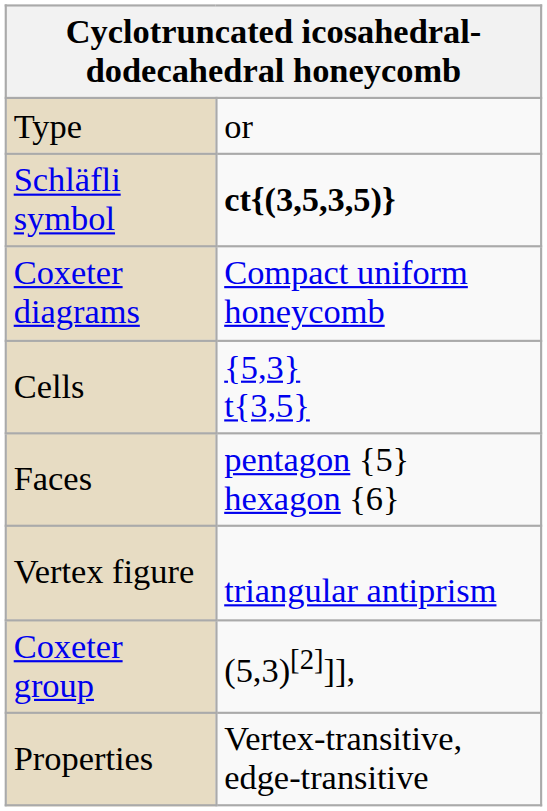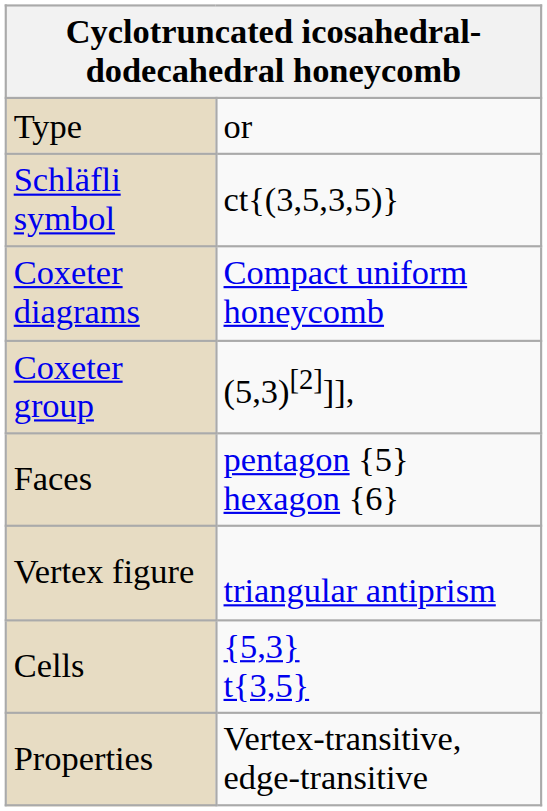(310, 199) bold -> (311, 199) normal
rows swapped: (49, 385) <-> (68, 665)
